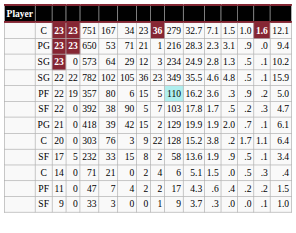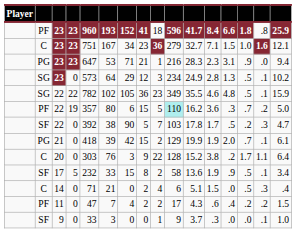+ row: (44, 30)
(89, 46) 650 -> (89, 62) 647
(248, 94) .9 -> (248, 109) .7
